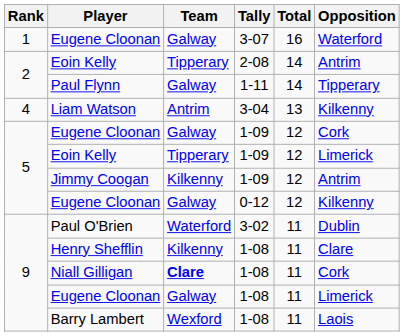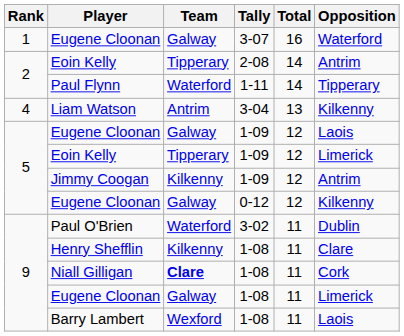(192, 86) Galway -> (199, 86) Waterford
(334, 132) Cork -> (336, 132) Laois
